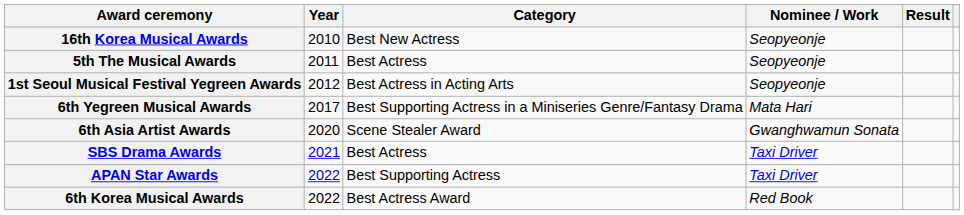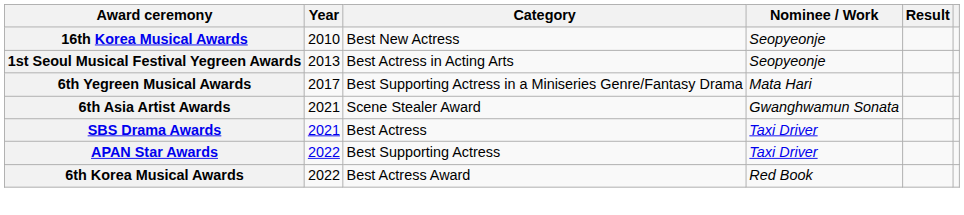- row: (155, 61)
(324, 84) 2012 -> (324, 61) 2013
(324, 130) 2020 -> (324, 107) 2021
